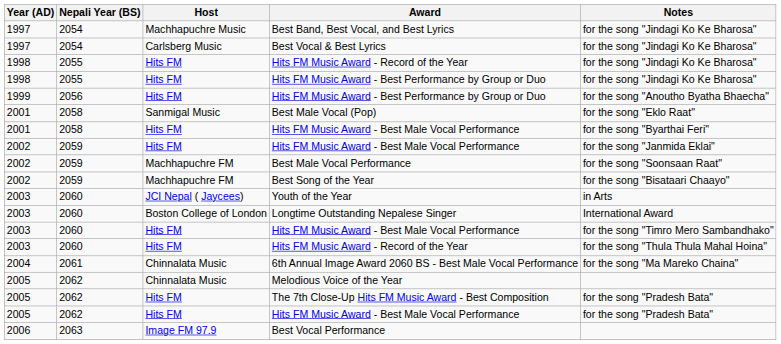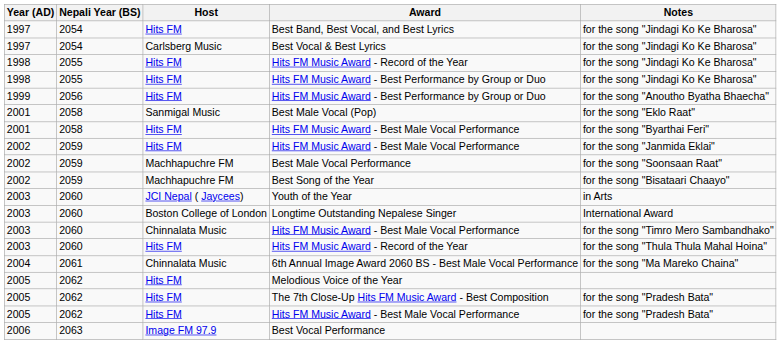(196, 29) Machhapuchre Music -> (164, 29) Hits FM
(164, 230) Hits FM -> (186, 230) Chinnalata Music
(186, 280) Chinnalata Music -> (164, 280) Hits FM
